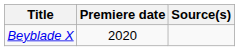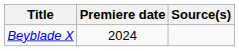(123, 35) 2020 -> (123, 35) 2024
